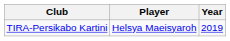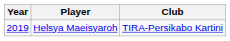columns swapped: (212, 12) <-> (57, 12)
